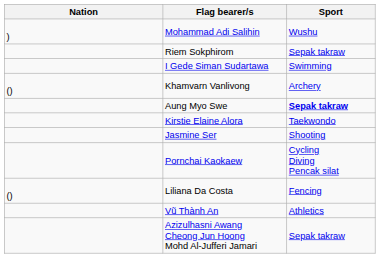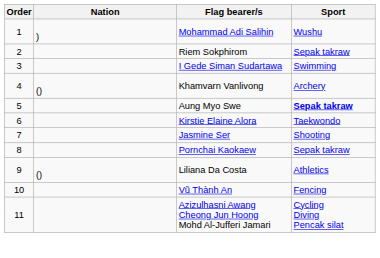+ column: (19, 12)
(314, 160) Cycling Diving Pencak silat -> (322, 150) Sepak takraw
(305, 191) Fencing -> (311, 170) Athletics
(306, 210) Athletics -> (310, 190) Fencing
(317, 236) Sepak takraw -> (318, 215) Cycling Diving Pencak silat
